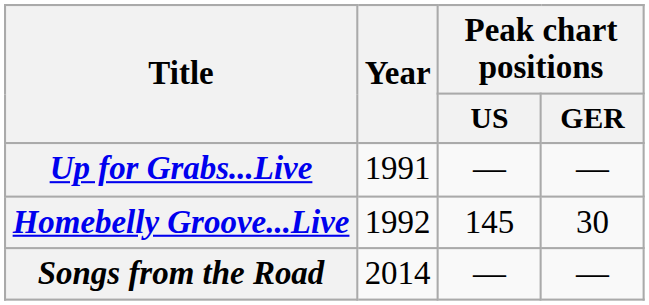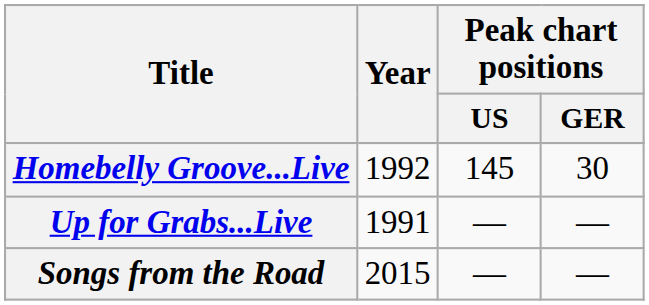rows swapped: (181, 168) <-> (181, 221)
(398, 273) 2014 -> (398, 273) 2015
